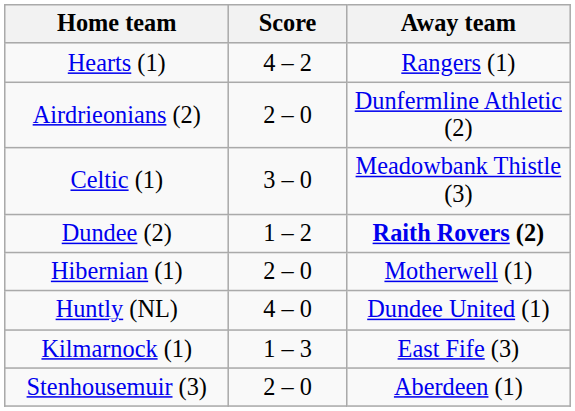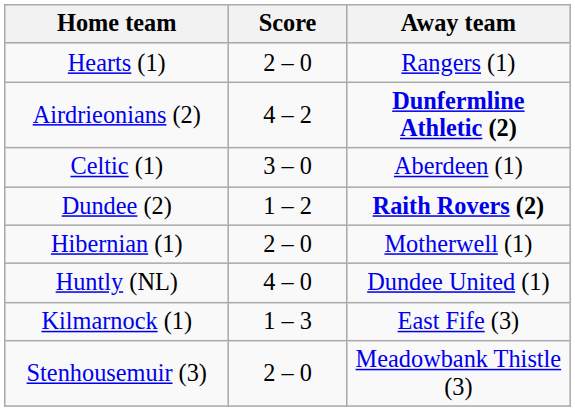(288, 62) 4 – 2 -> (288, 62) 2 – 0
(288, 114) 2 – 0 -> (288, 114) 4 – 2
(458, 114) normal -> (458, 114) bold
(458, 180) Meadowbank Thistle (3) -> (458, 166) Aberdeen (1)
(458, 387) Aberdeen (1) -> (458, 373) Meadowbank Thistle (3)
